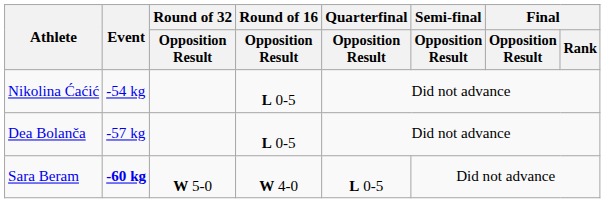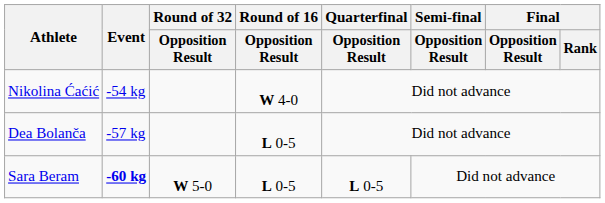(279, 100) L 0-5 -> (279, 100) W 4-0
(279, 186) W 4-0 -> (279, 186) L 0-5
